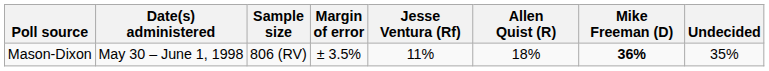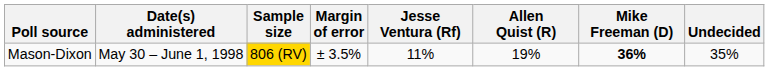(278, 55) no background -> (278, 55) gold background
(526, 55) 18% -> (526, 55) 19%
